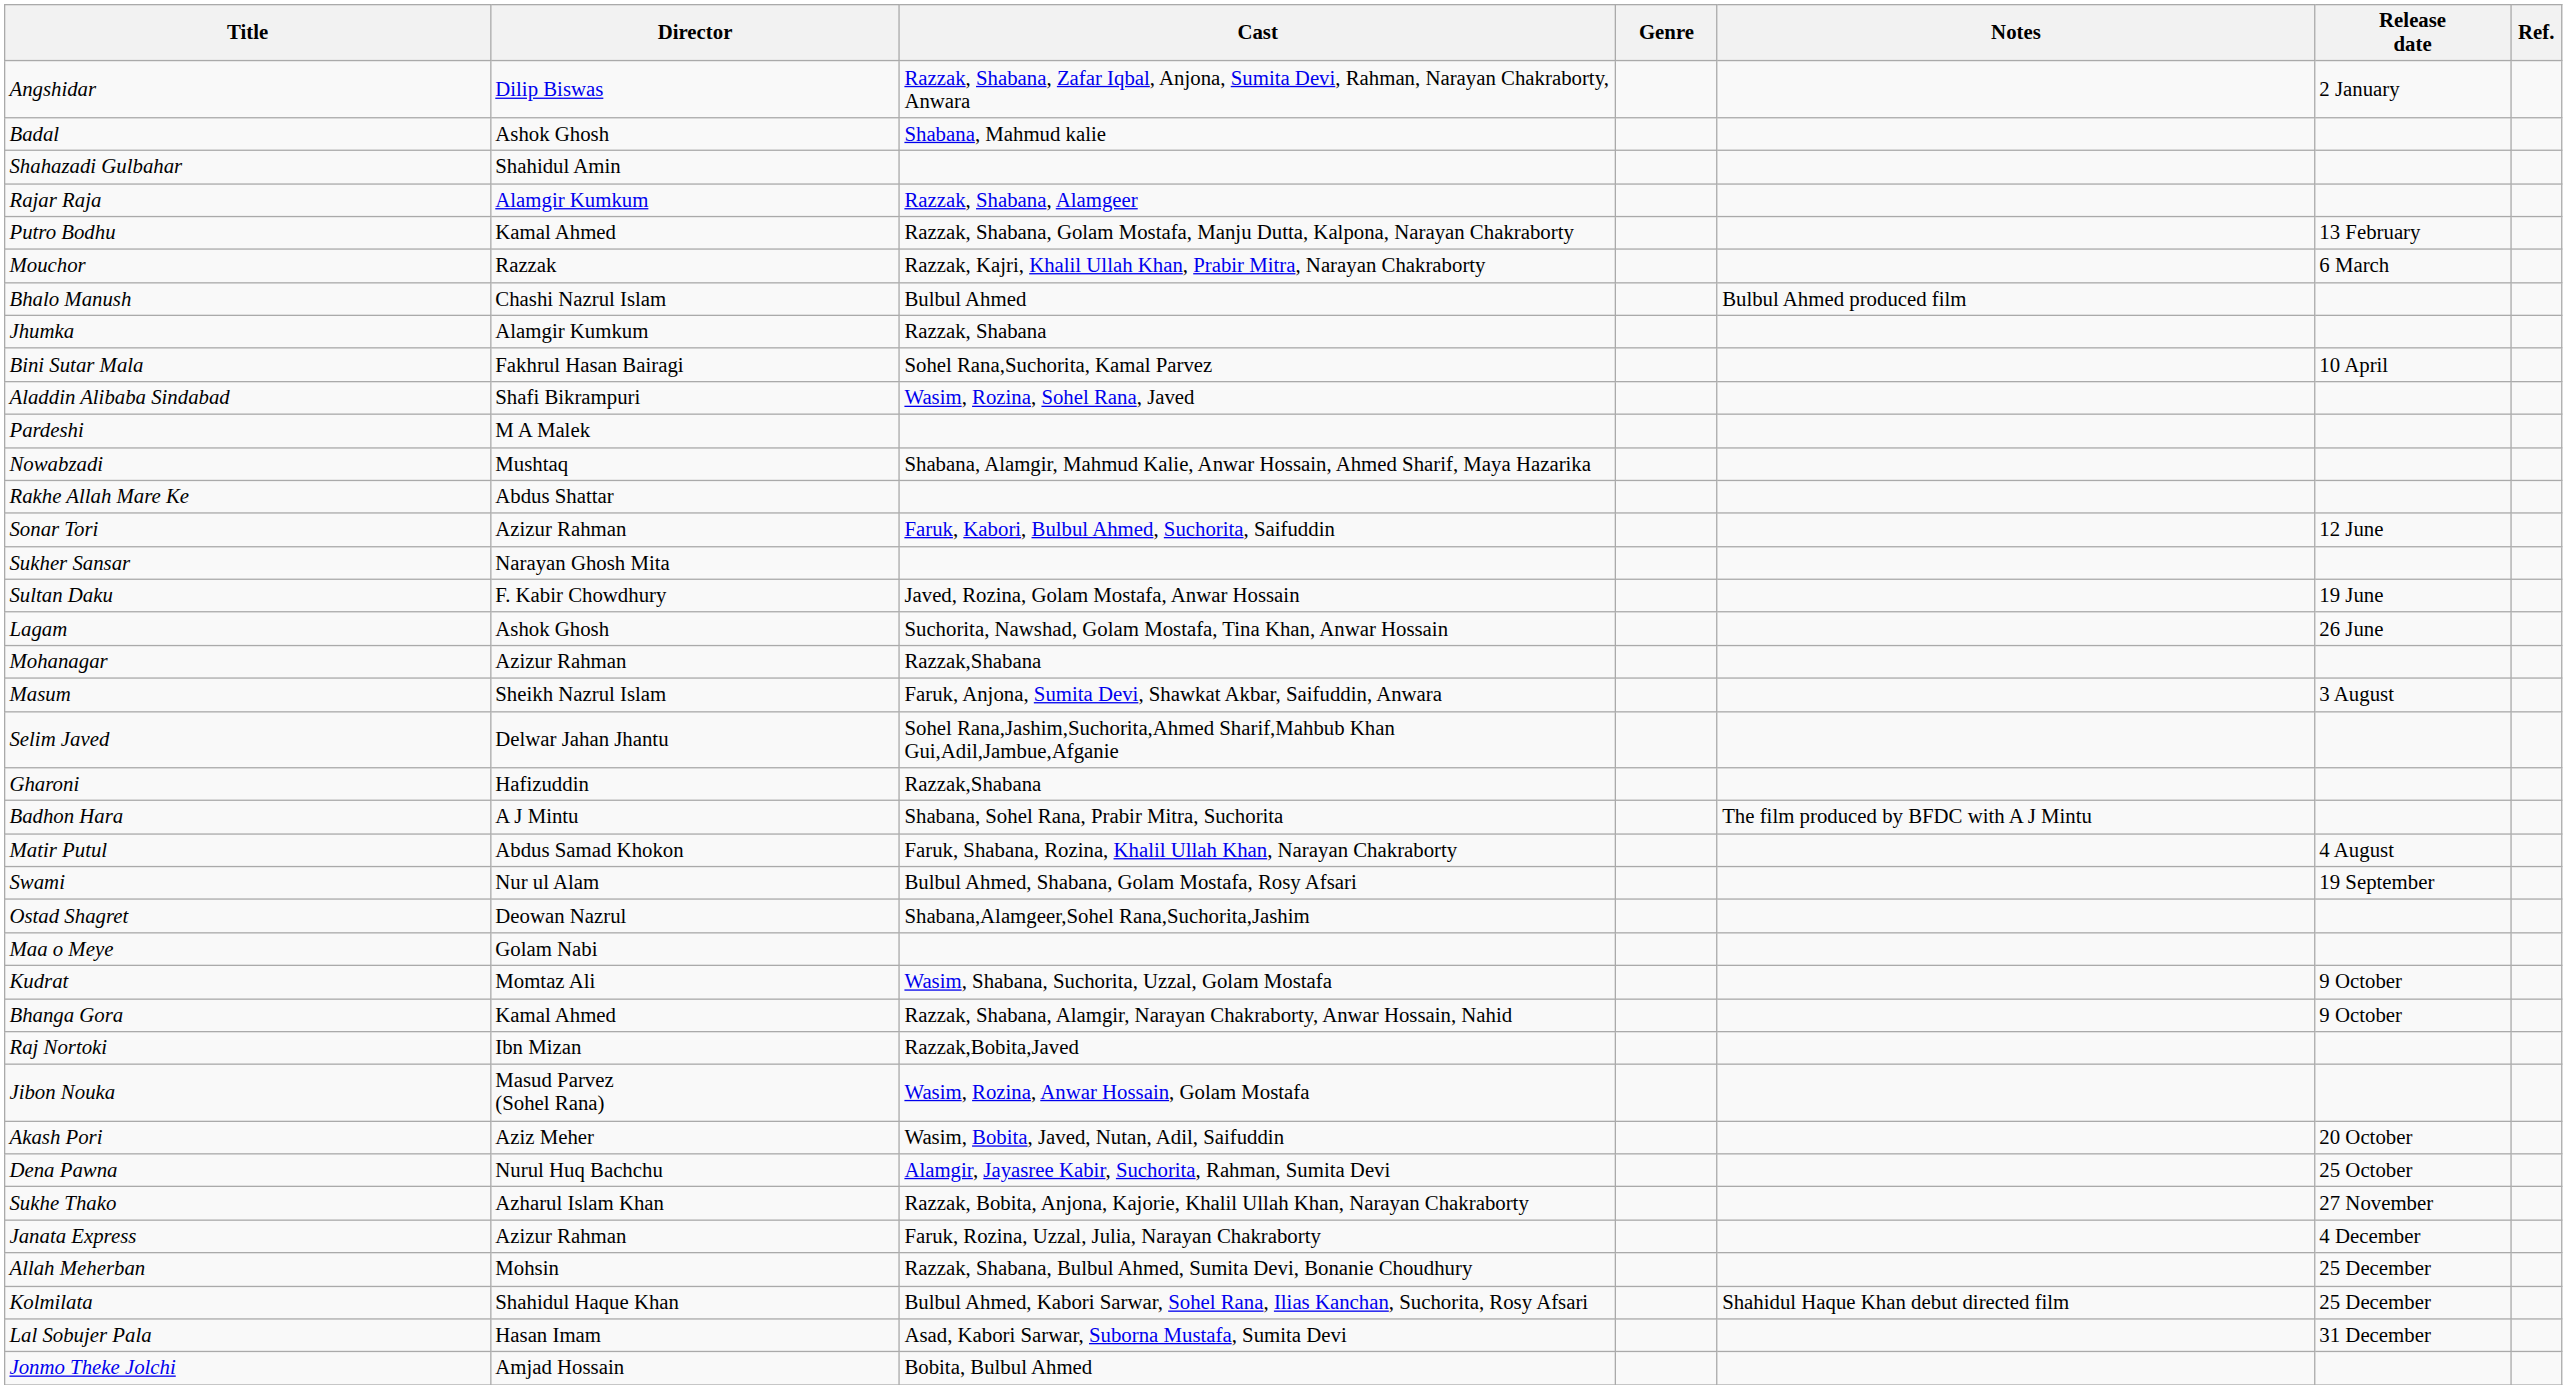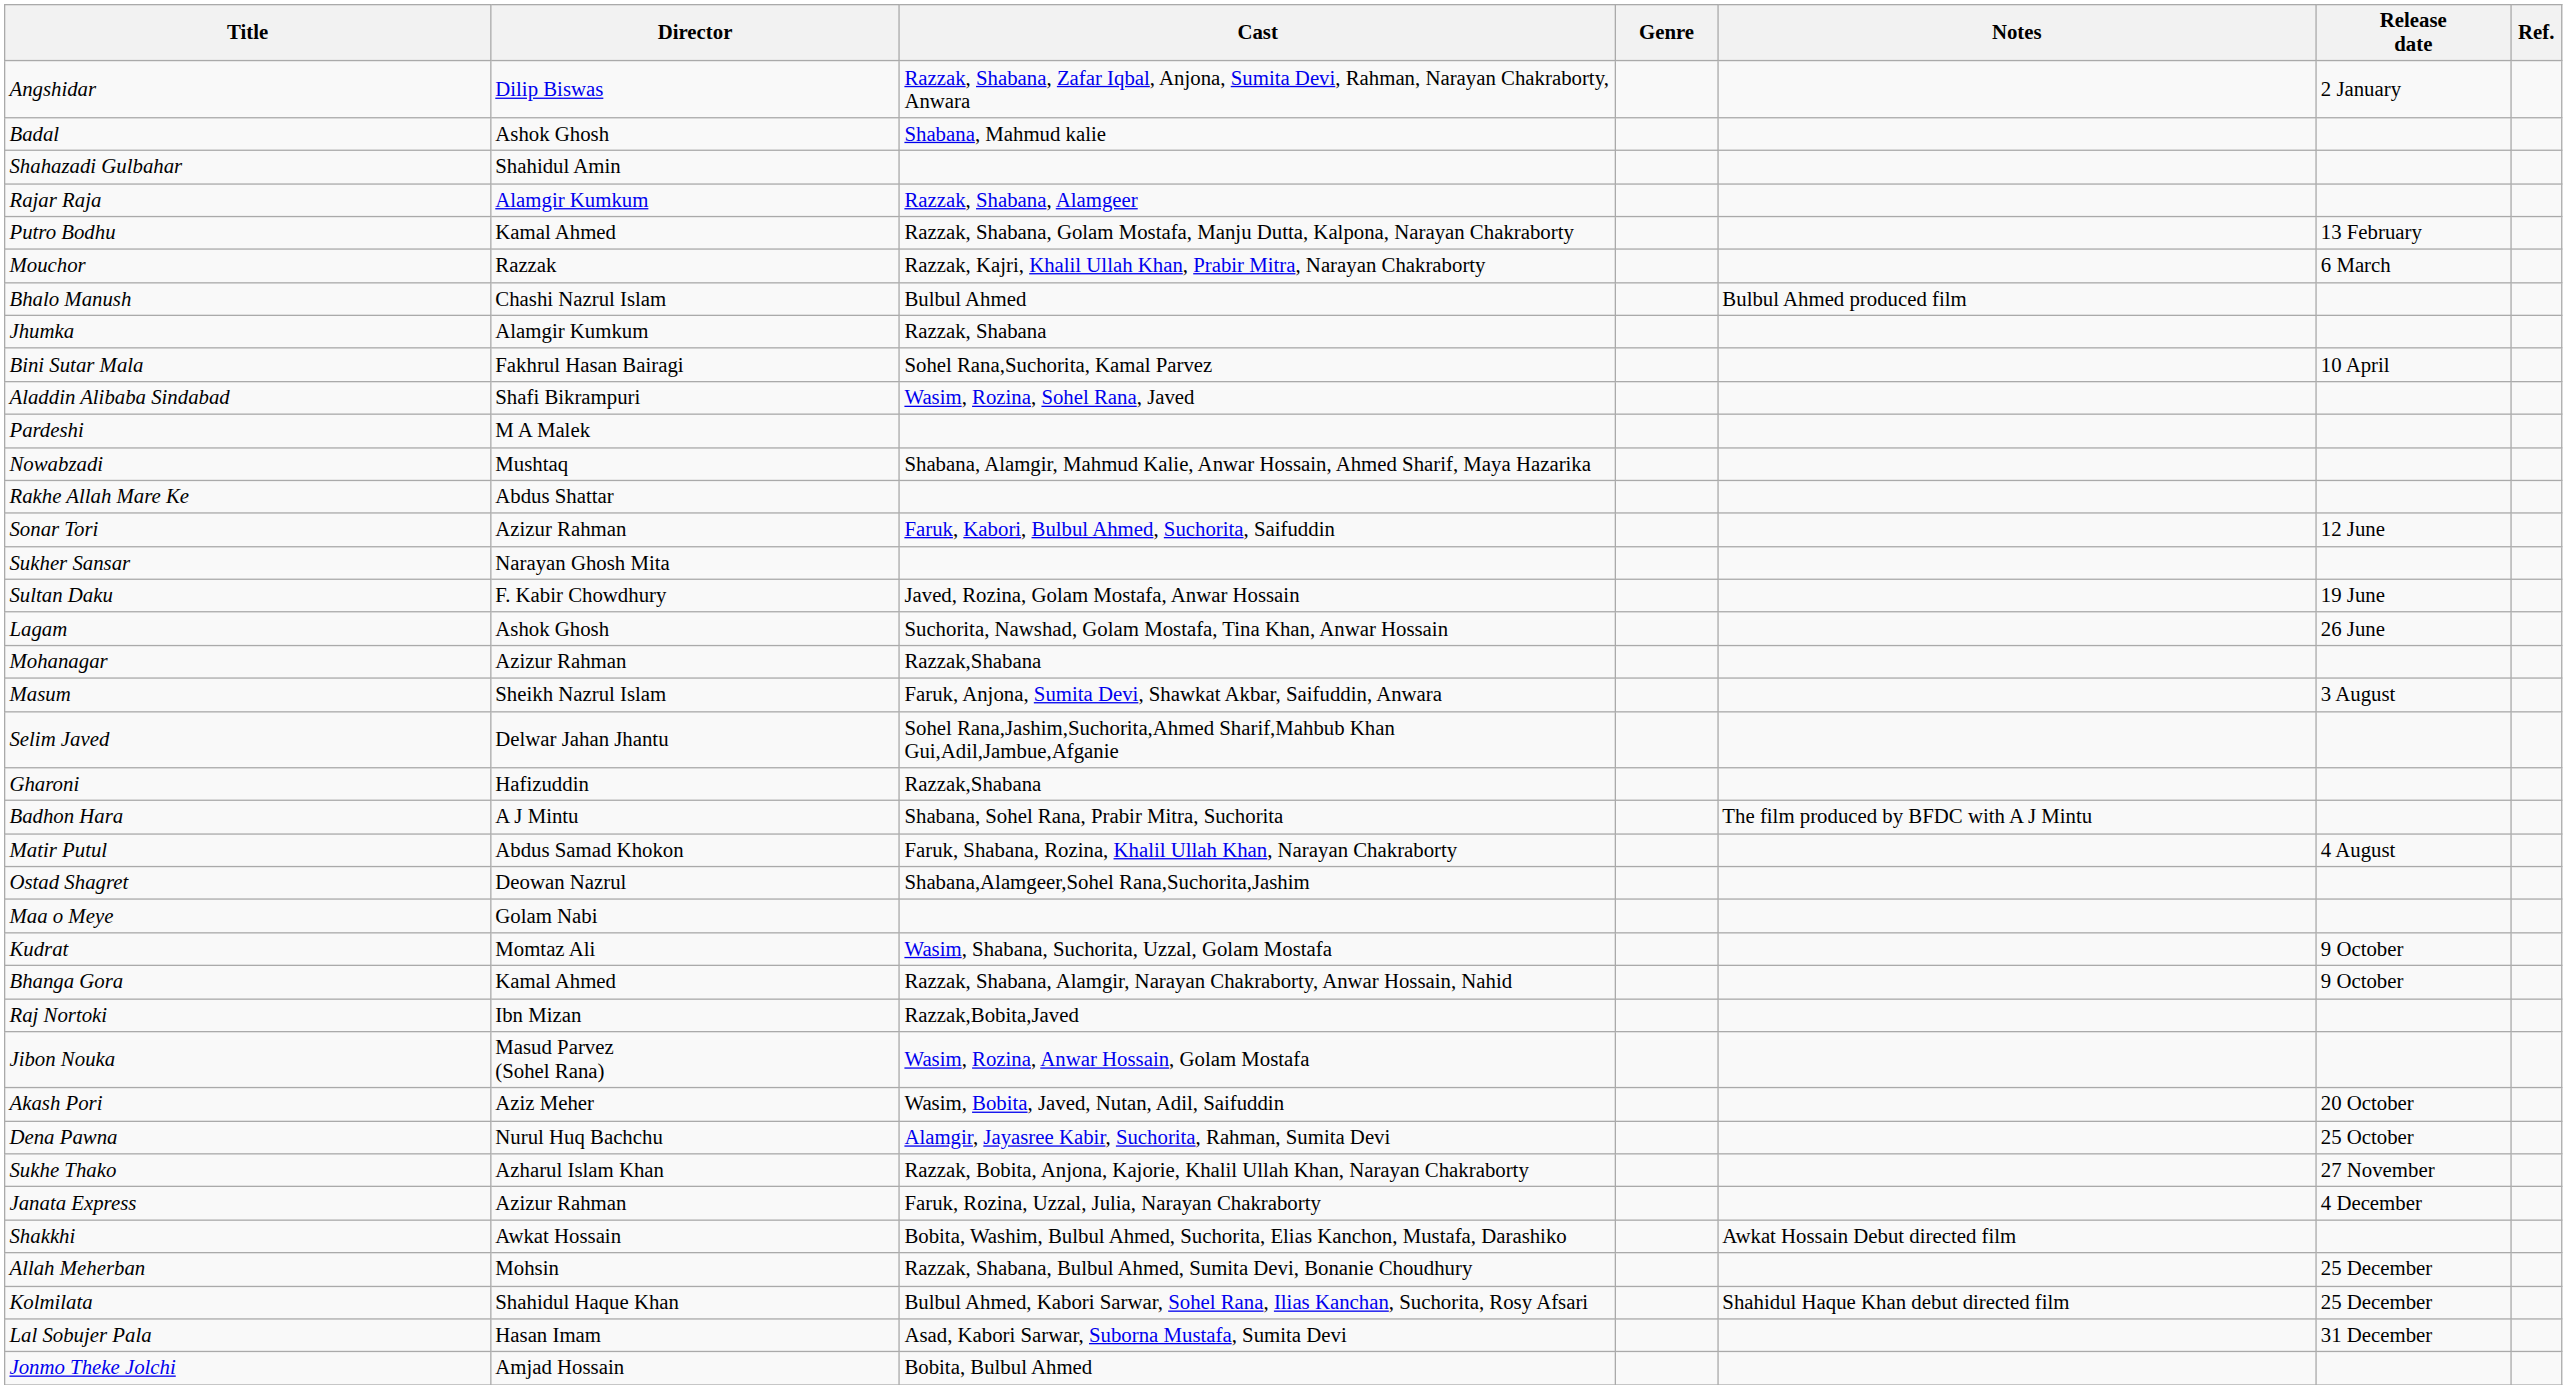- row: (37, 882)
+ row: (42, 1236)
